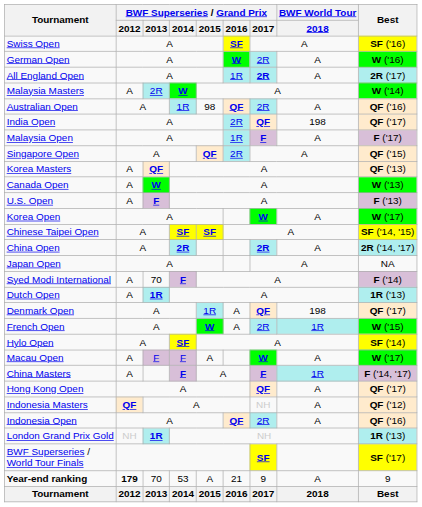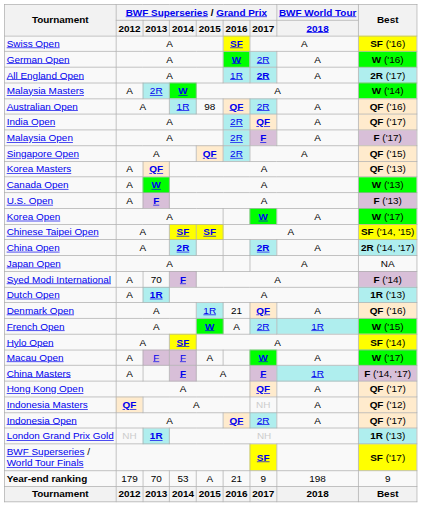(318, 122) 198 -> (318, 122) A
(236, 138) 1R -> (236, 138) 2R
(236, 311) A -> (236, 311) 21
(318, 311) 198 -> (318, 311) A
(388, 311) QF ('17) -> (388, 311) QF ('16)
(388, 421) QF ('16) -> (388, 421) QF ('17)
(129, 479) bold -> (129, 479) normal
(318, 479) A -> (318, 479) 198
